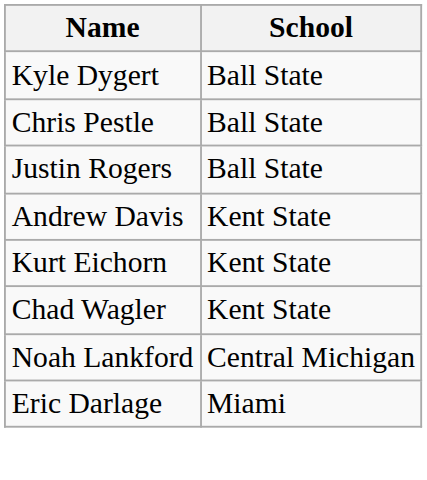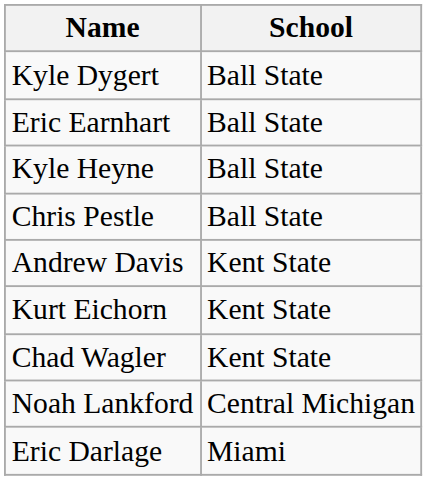+ row: (91, 121)
+ row: (83, 168)
- row: (92, 168)
